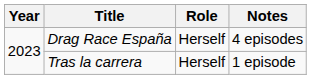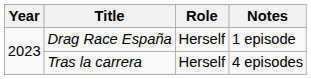(268, 39) 4 episodes -> (264, 39) 1 episode
(264, 62) 1 episode -> (268, 62) 4 episodes
